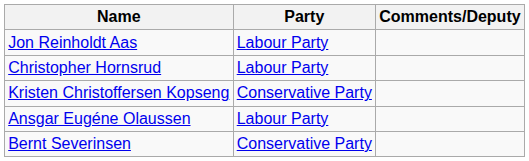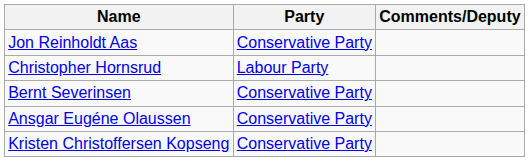(283, 42) Labour Party -> (304, 42) Conservative Party
rows swapped: (119, 93) <-> (70, 144)
(283, 118) Labour Party -> (304, 118) Conservative Party
